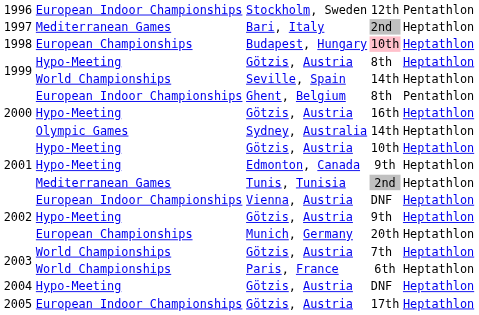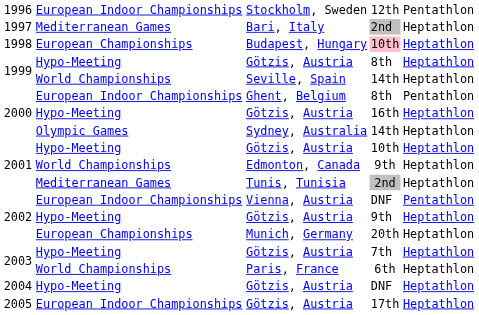(79, 165) Hypo-Meeting -> (104, 165) World Championships
(439, 200) Heptathlon -> (439, 200) Pentathlon
(104, 252) World Championships -> (79, 252) Hypo-Meeting
